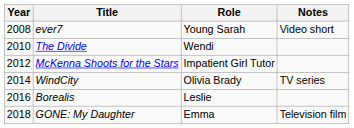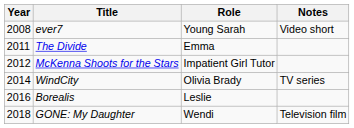(19, 47) 2010 -> (18, 47) 2011
(199, 47) Wendi -> (199, 47) Emma
(199, 115) Emma -> (199, 115) Wendi
